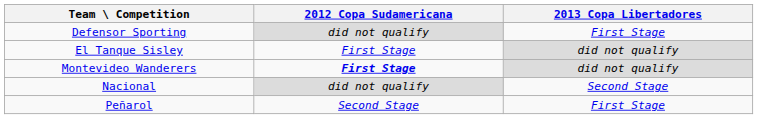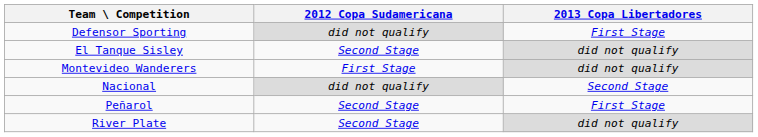(379, 50) First Stage -> (379, 50) Second Stage
(379, 68) bold -> (379, 68) normal
+ row: (129, 123)
